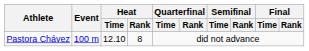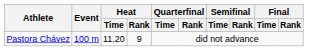(114, 39) 12.10 -> (114, 39) 11.20
(140, 39) 8 -> (139, 39) 9
